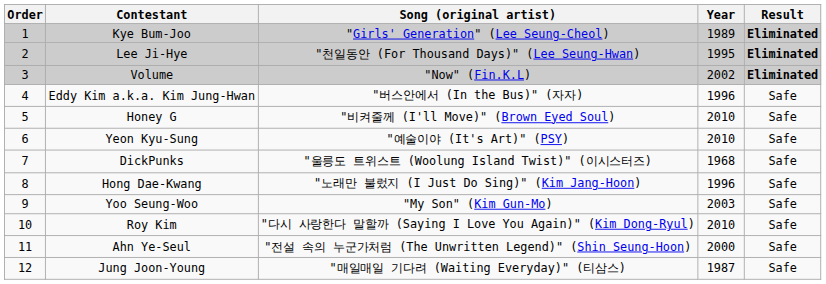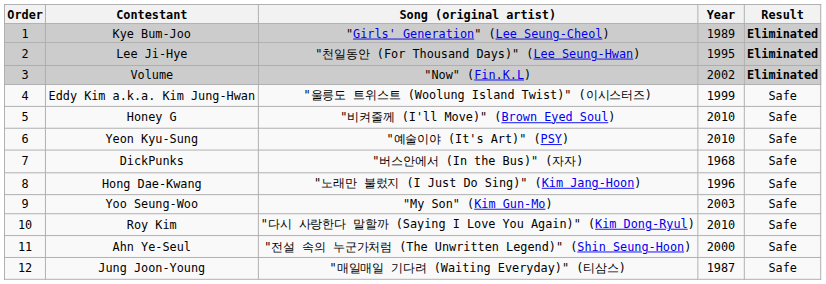(478, 95) "버스안에서 (In the Bus)" (자자) -> (478, 95) "울릉도 트위스트 (Woolung Island Twist)" (이시스터즈)
(721, 95) 1996 -> (721, 95) 1999
(478, 161) "울릉도 트위스트 (Woolung Island Twist)" (이시스터즈) -> (478, 161) "버스안에서 (In the Bus)" (자자)
